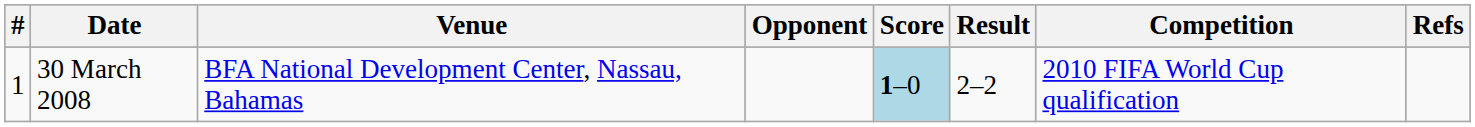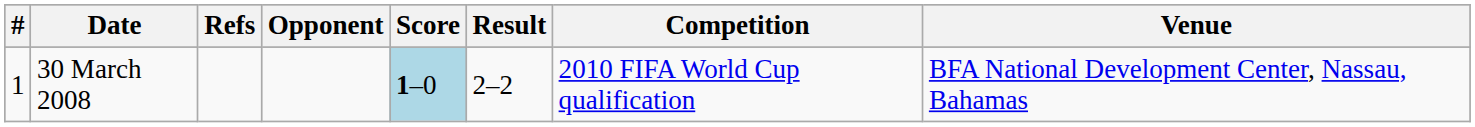columns swapped: (472, 25) <-> (1438, 25)
